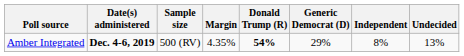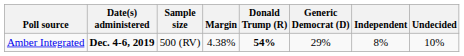(221, 42) 4.35% -> (221, 42) 4.38%
(434, 42) 13% -> (434, 42) 10%
